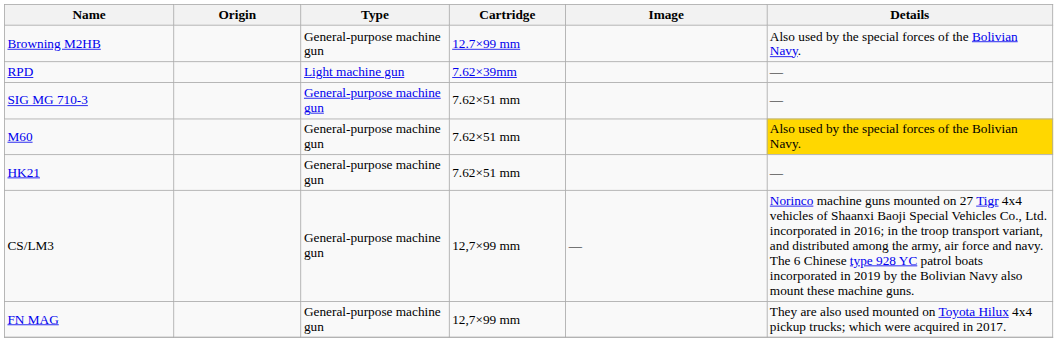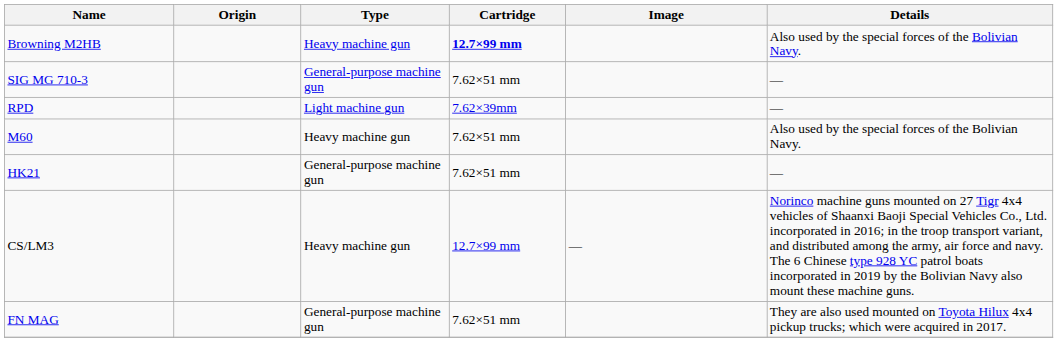(372, 43) General-purpose machine gun -> (357, 43) Heavy machine gun
(486, 43) normal -> (487, 43) bold
rows swapped: (20, 72) <-> (48, 100)
(372, 136) General-purpose machine gun -> (357, 136) Heavy machine gun
(894, 136) gold background -> (894, 136) no background
(372, 245) General-purpose machine gun -> (357, 245) Heavy machine gun
(486, 245) 12,7×99 mm -> (486, 245) 12.7×99 mm
(486, 319) 12,7×99 mm -> (486, 319) 7.62×51 mm
